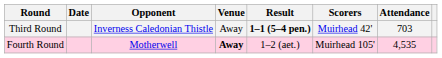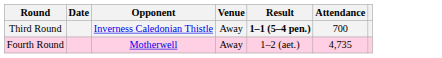- column: (345, 12)
(405, 28) 703 -> (340, 28) 700
(231, 45) bold -> (231, 45) normal
(405, 45) 4,535 -> (340, 45) 4,735
